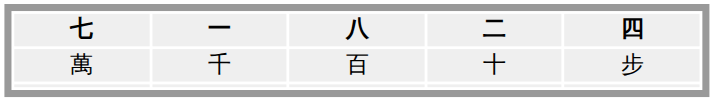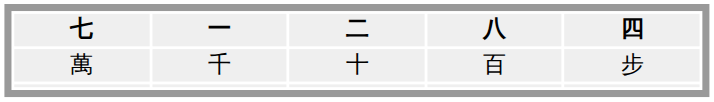columns swapped: (357, 29) <-> (495, 29)
